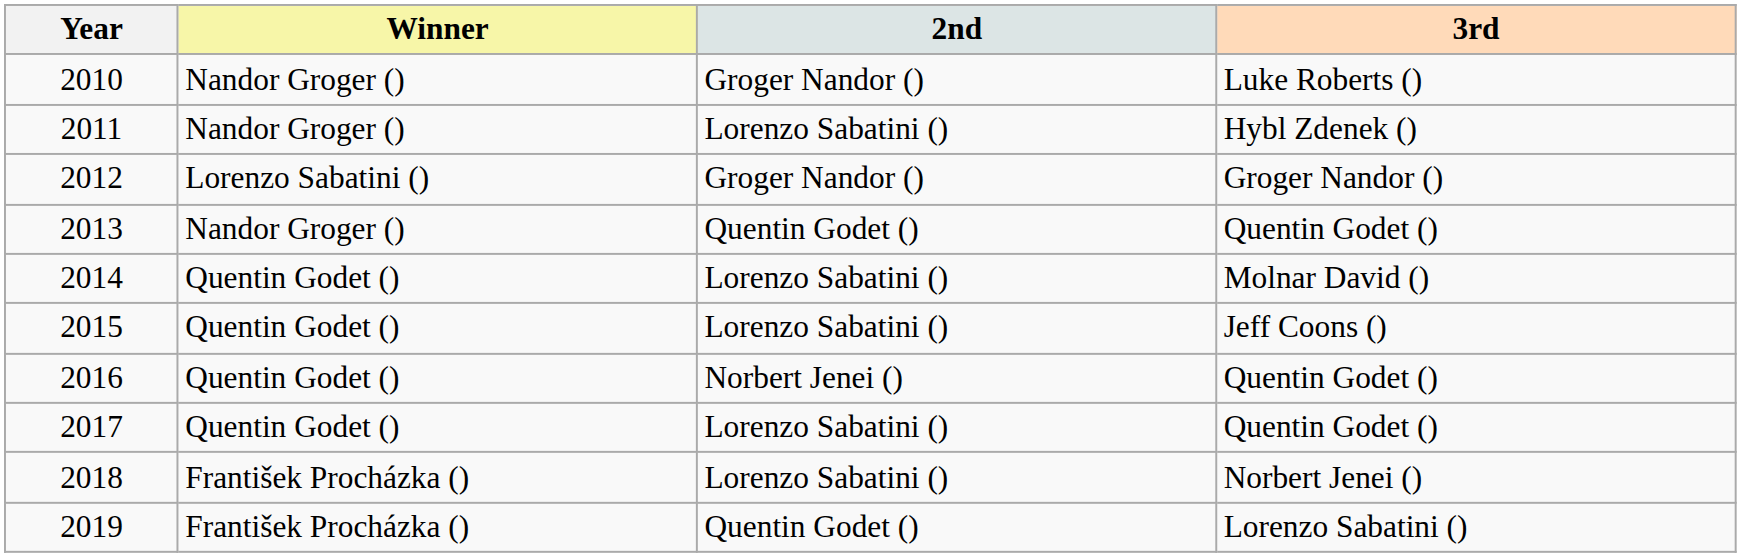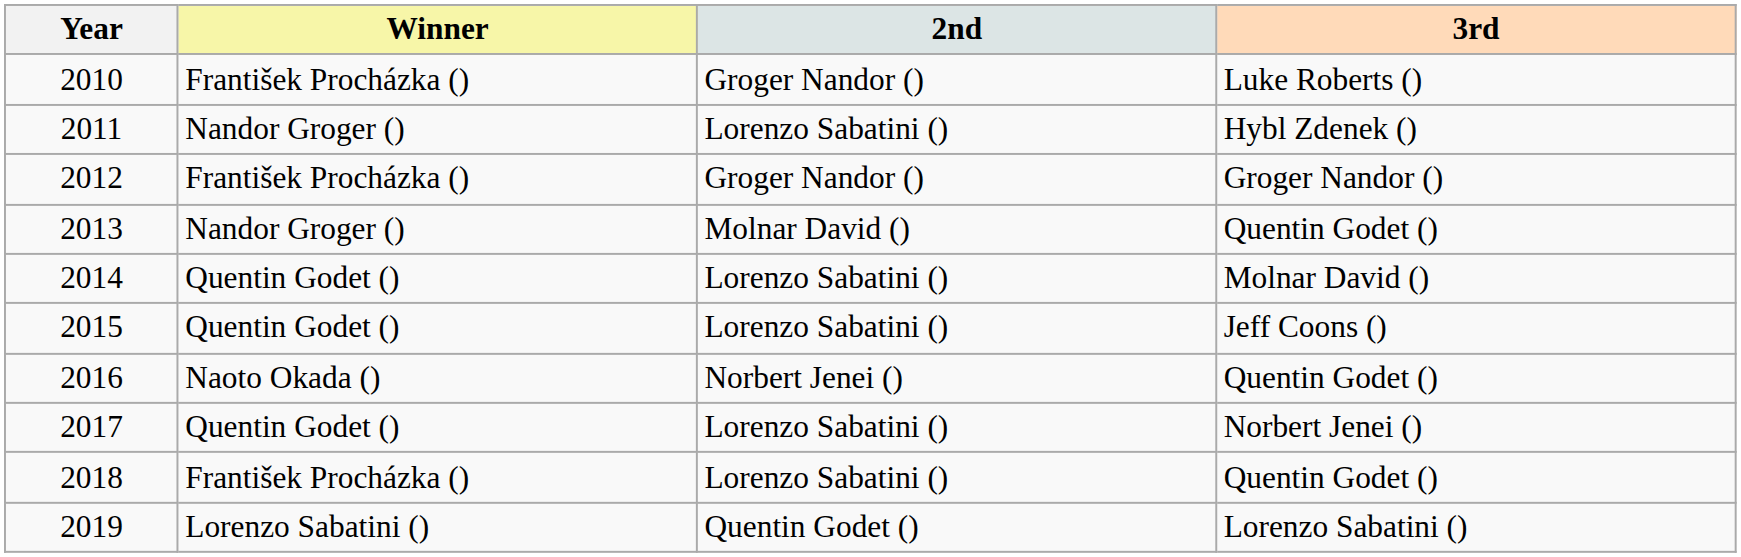(295, 79) Nandor Groger () -> (327, 79) František Procházka ()
(307, 178) Lorenzo Sabatini () -> (327, 178) František Procházka ()
(812, 228) Quentin Godet () -> (807, 228) Molnar David ()
(292, 377) Quentin Godet () -> (283, 377) Naoto Okada ()
(1331, 427) Quentin Godet () -> (1323, 427) Norbert Jenei ()
(1323, 476) Norbert Jenei () -> (1331, 476) Quentin Godet ()
(327, 526) František Procházka () -> (307, 526) Lorenzo Sabatini ()
